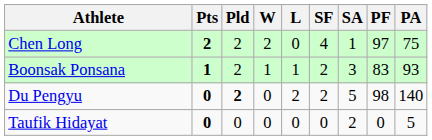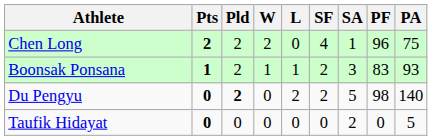(381, 43) 97 -> (381, 43) 96
